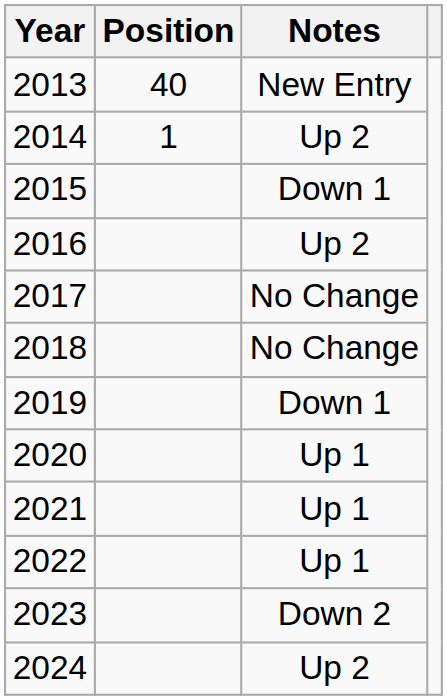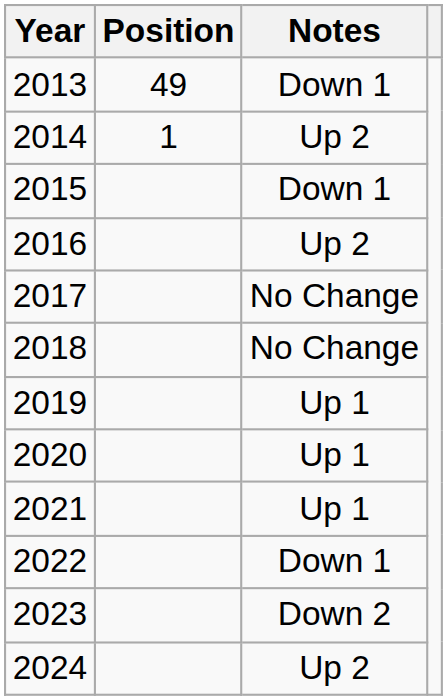(169, 84) 40 -> (169, 84) 49
(334, 84) New Entry -> (334, 84) Down 1
(334, 402) Down 1 -> (334, 402) Up 1
(334, 561) Up 1 -> (334, 561) Down 1
